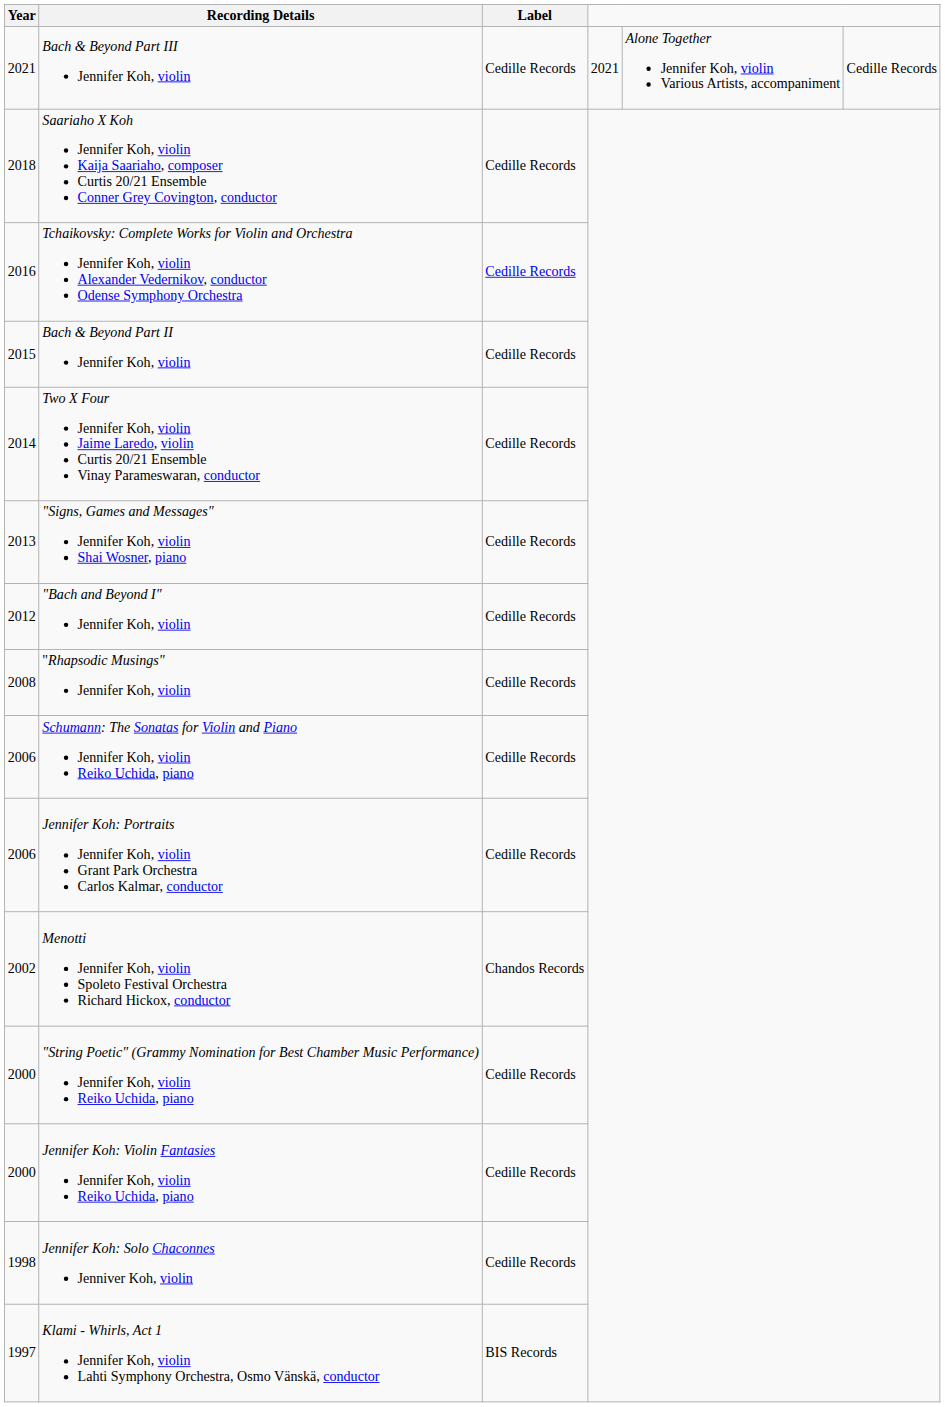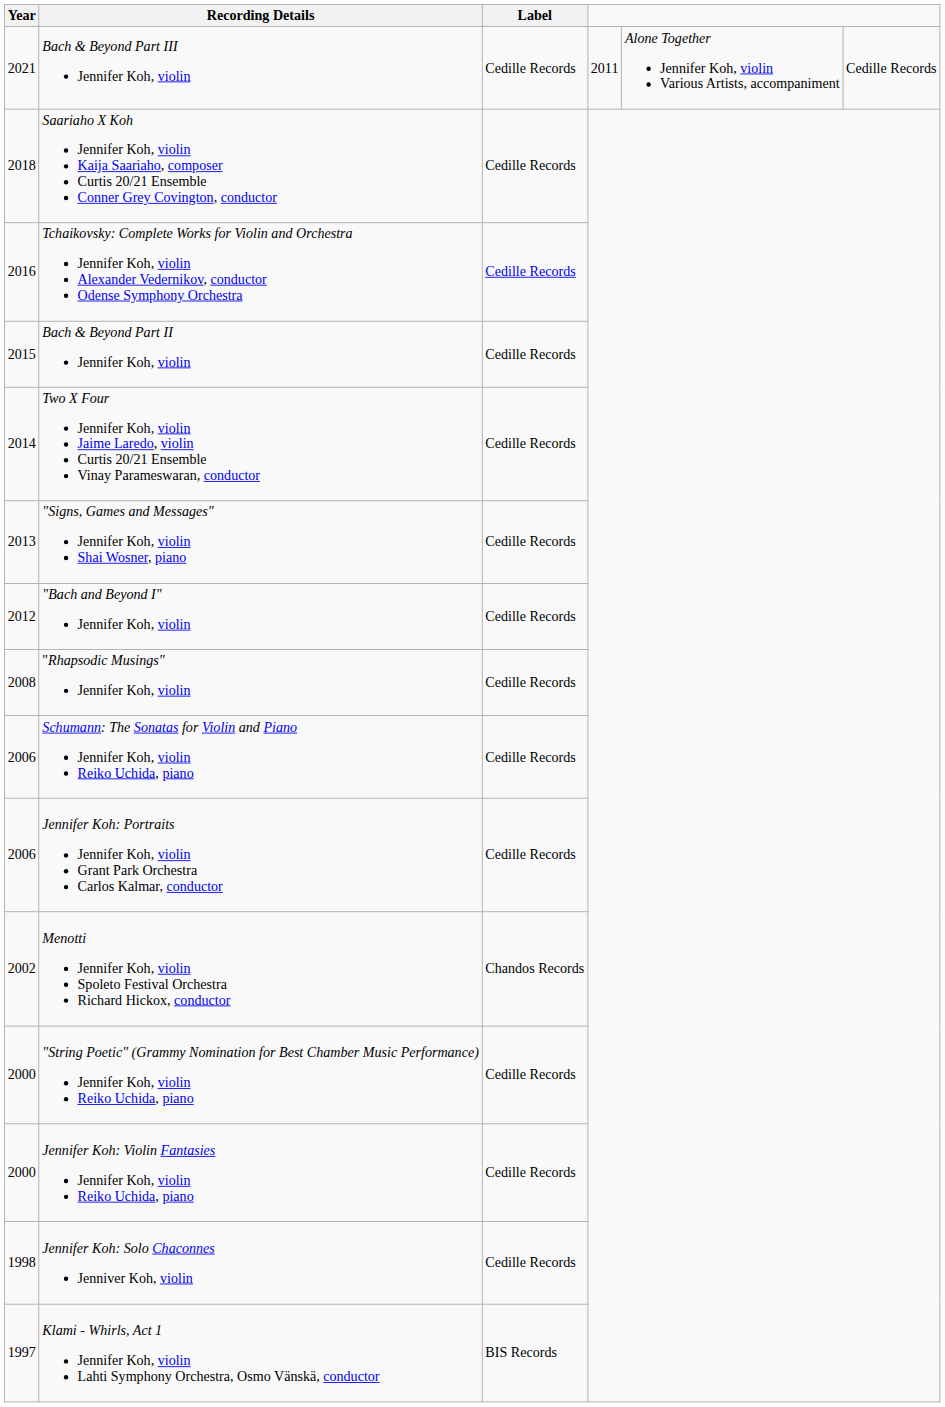(605, 67) 2021 -> (605, 67) 2011
